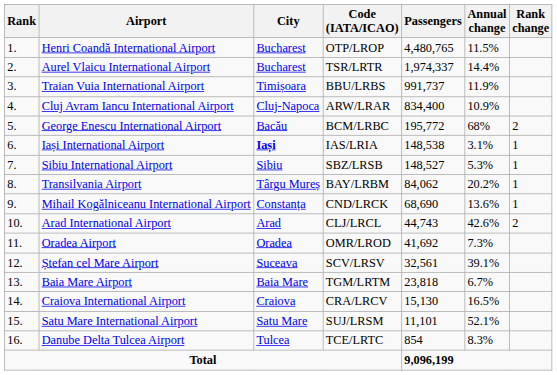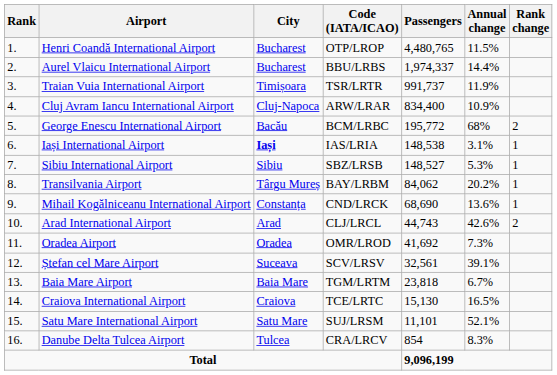(354, 67) TSR/LRTR -> (356, 67) BBU/LRBS
(356, 86) BBU/LRBS -> (354, 86) TSR/LRTR
(357, 301) CRA/LRCV -> (355, 301) TCE/LRTC
(355, 340) TCE/LRTC -> (357, 340) CRA/LRCV
